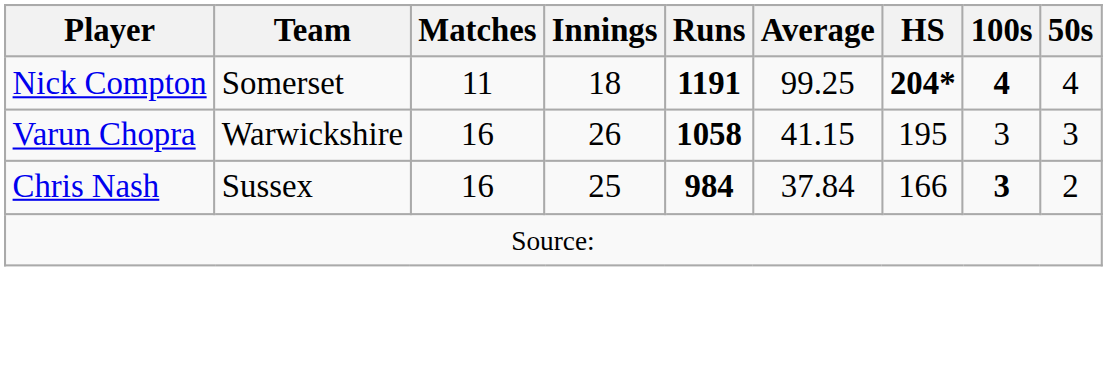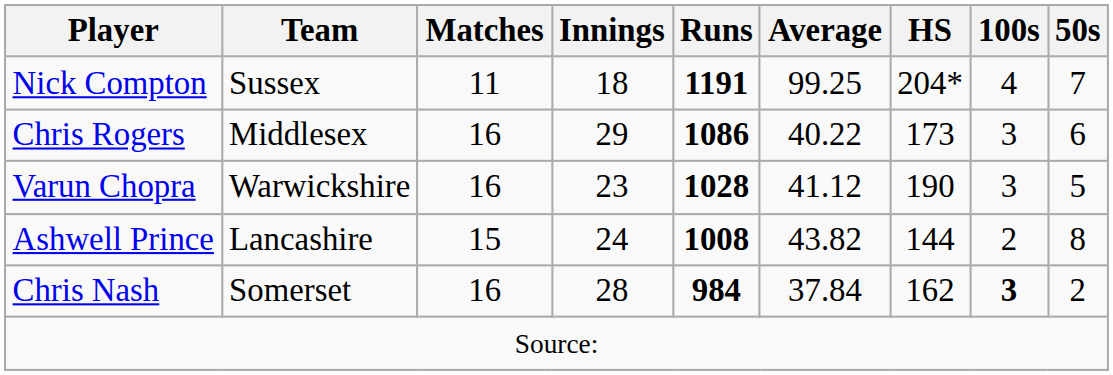(283, 82) Somerset -> (275, 82) Sussex
(923, 82) bold -> (930, 82) normal
(1002, 82) bold -> (1009, 82) normal
(1071, 82) 4 -> (1078, 82) 7
+ row: (99, 134)
(605, 134) 26 -> (612, 186) 23
(709, 134) 1058 -> (716, 186) 1028
(818, 134) 41.15 -> (825, 186) 41.12
(923, 134) 195 -> (930, 186) 190
(1071, 134) 3 -> (1078, 186) 5
+ row: (113, 238)
(267, 186) Sussex -> (290, 290) Somerset
(605, 186) 25 -> (612, 290) 28
(923, 186) 166 -> (930, 290) 162
